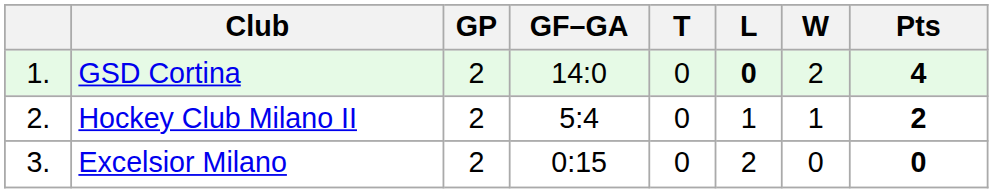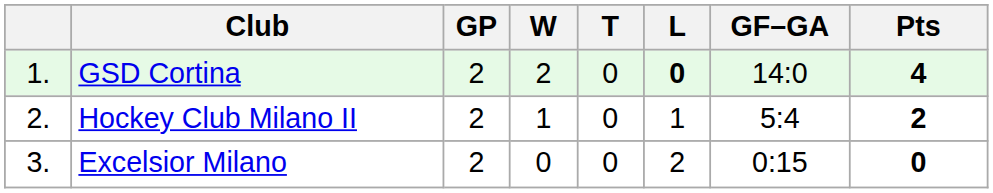columns swapped: (816, 27) <-> (579, 27)
